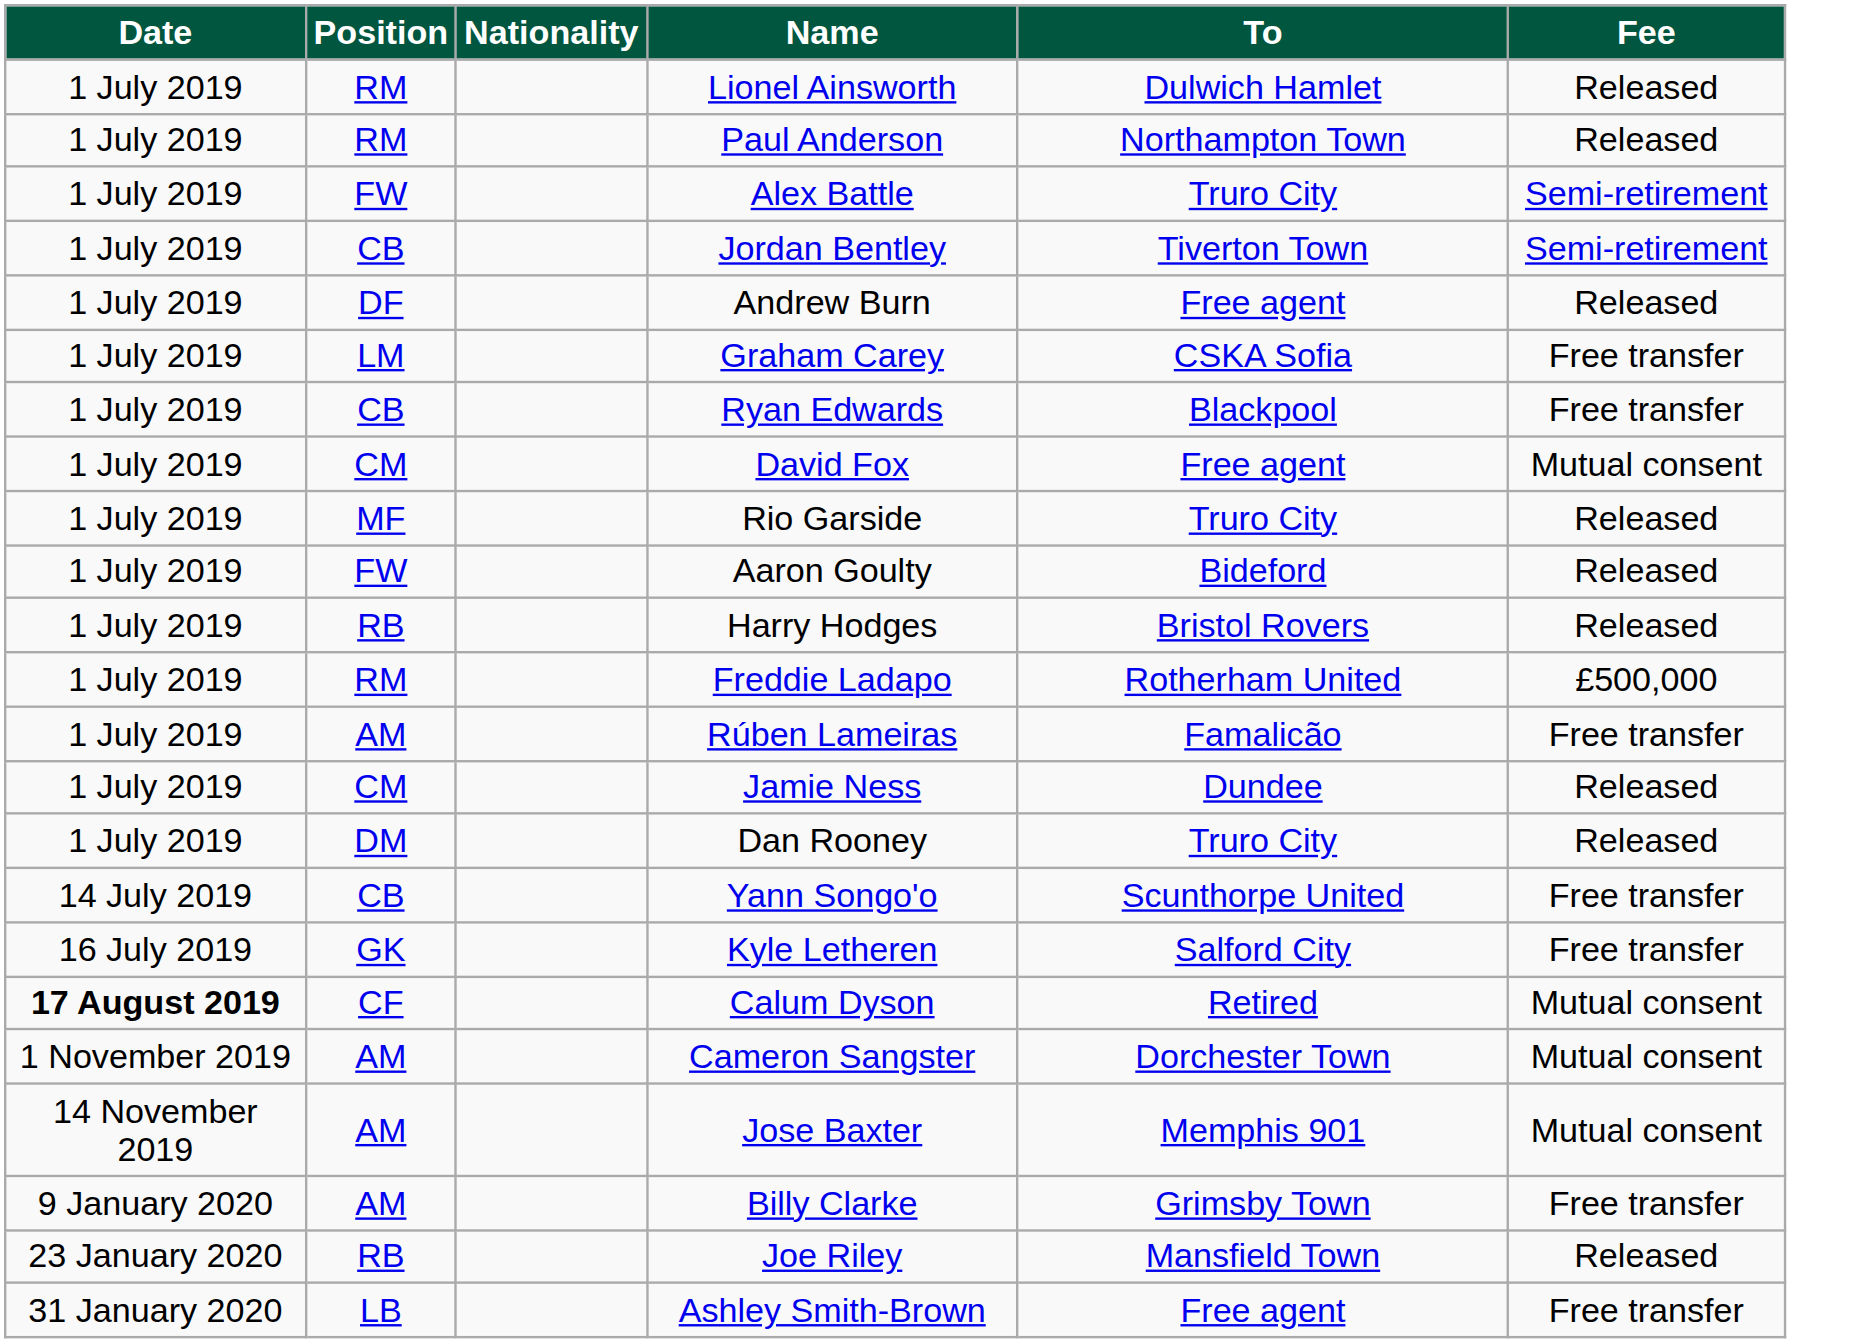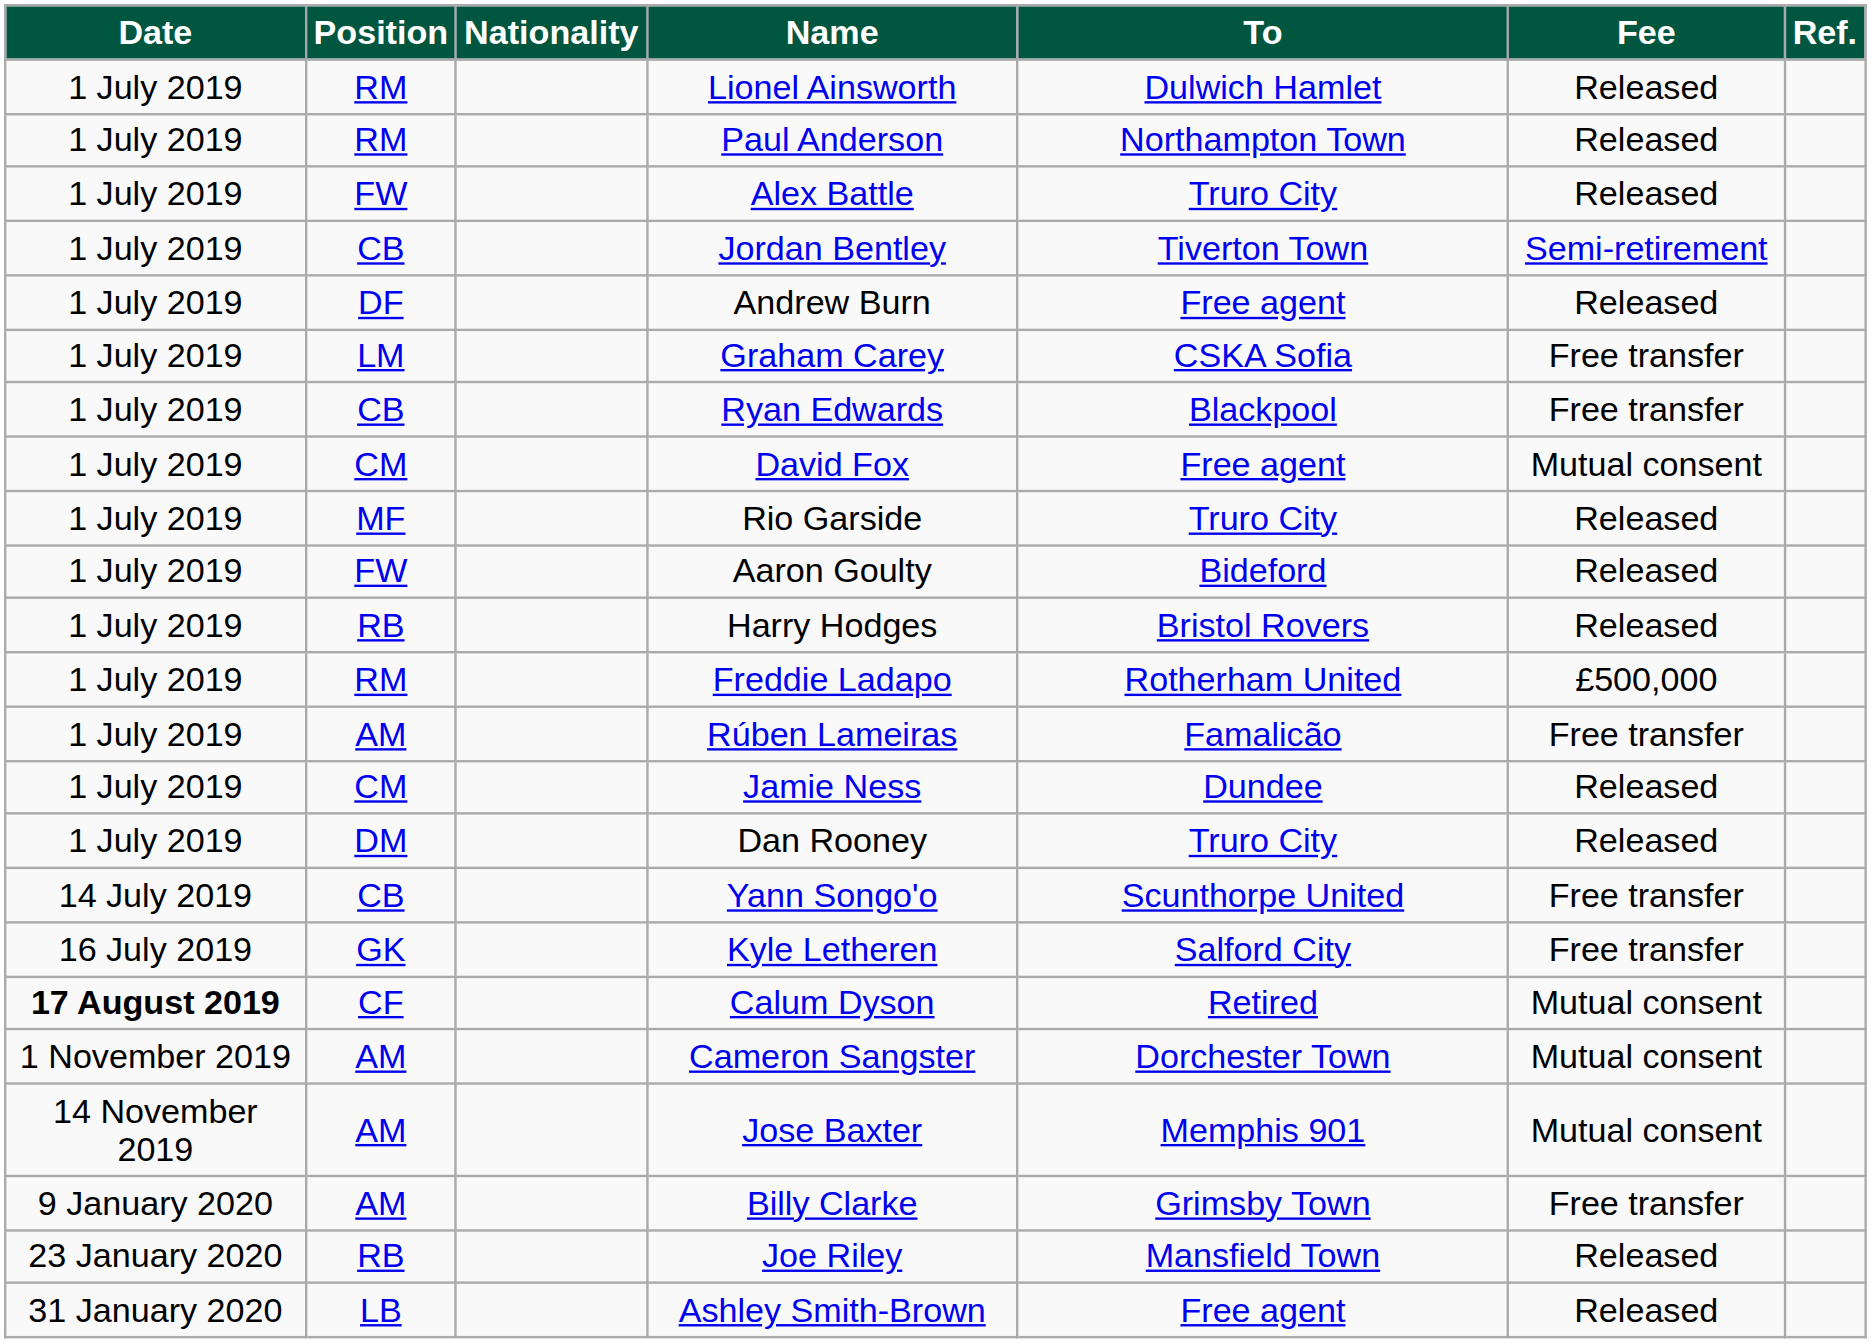+ column: (1825, 33)
(1646, 194) Semi-retirement -> (1646, 194) Released
(1646, 1311) Free transfer -> (1646, 1311) Released
